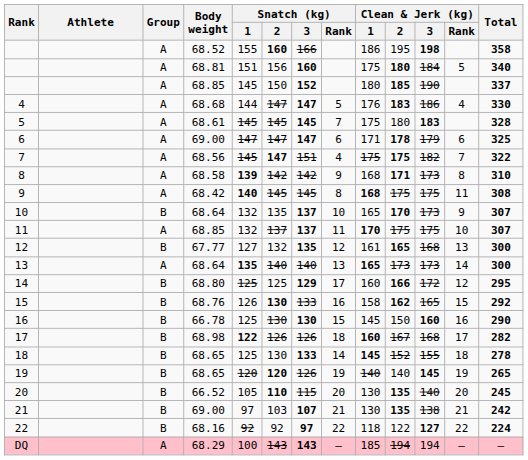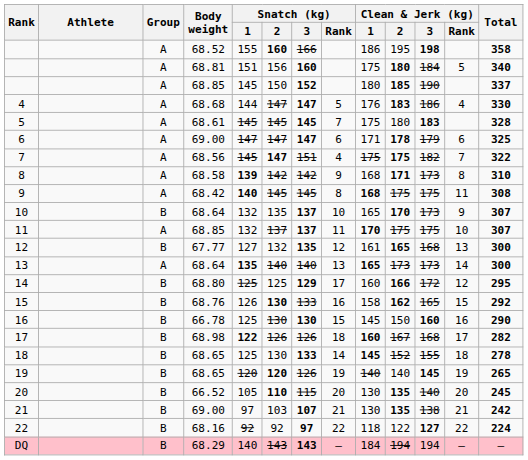(163, 446) A -> (163, 446) B
(247, 446) 100 -> (247, 446) 140
(371, 446) 185 -> (371, 446) 184
